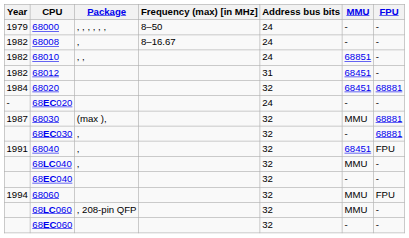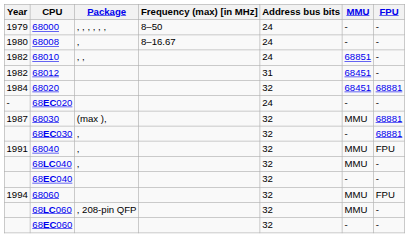(17, 42) 1982 -> (17, 42) 1980
(358, 149) 68451 -> (356, 149) MMU
